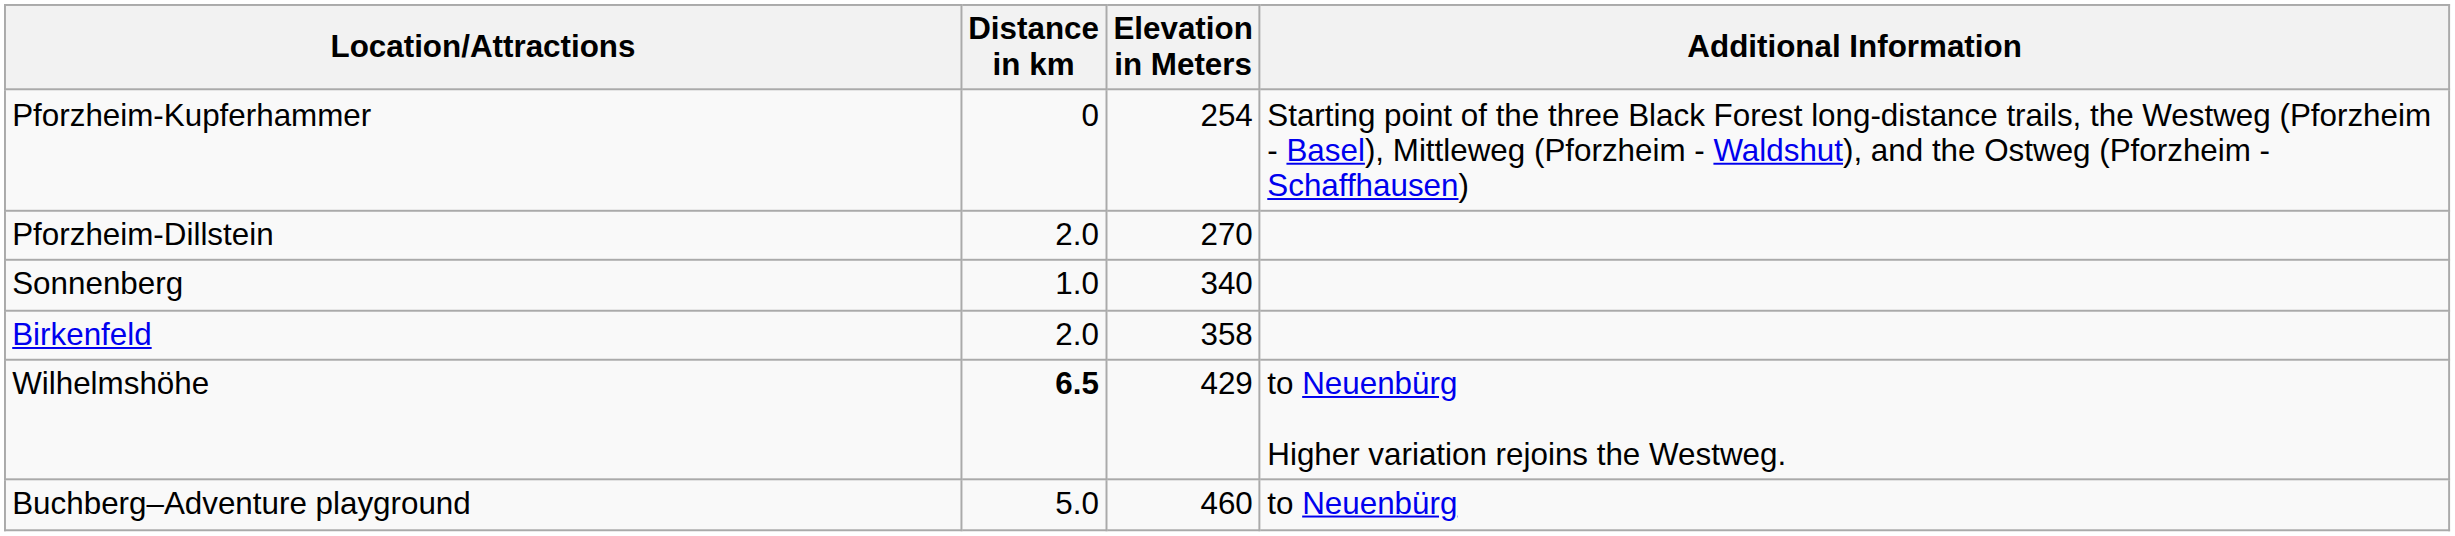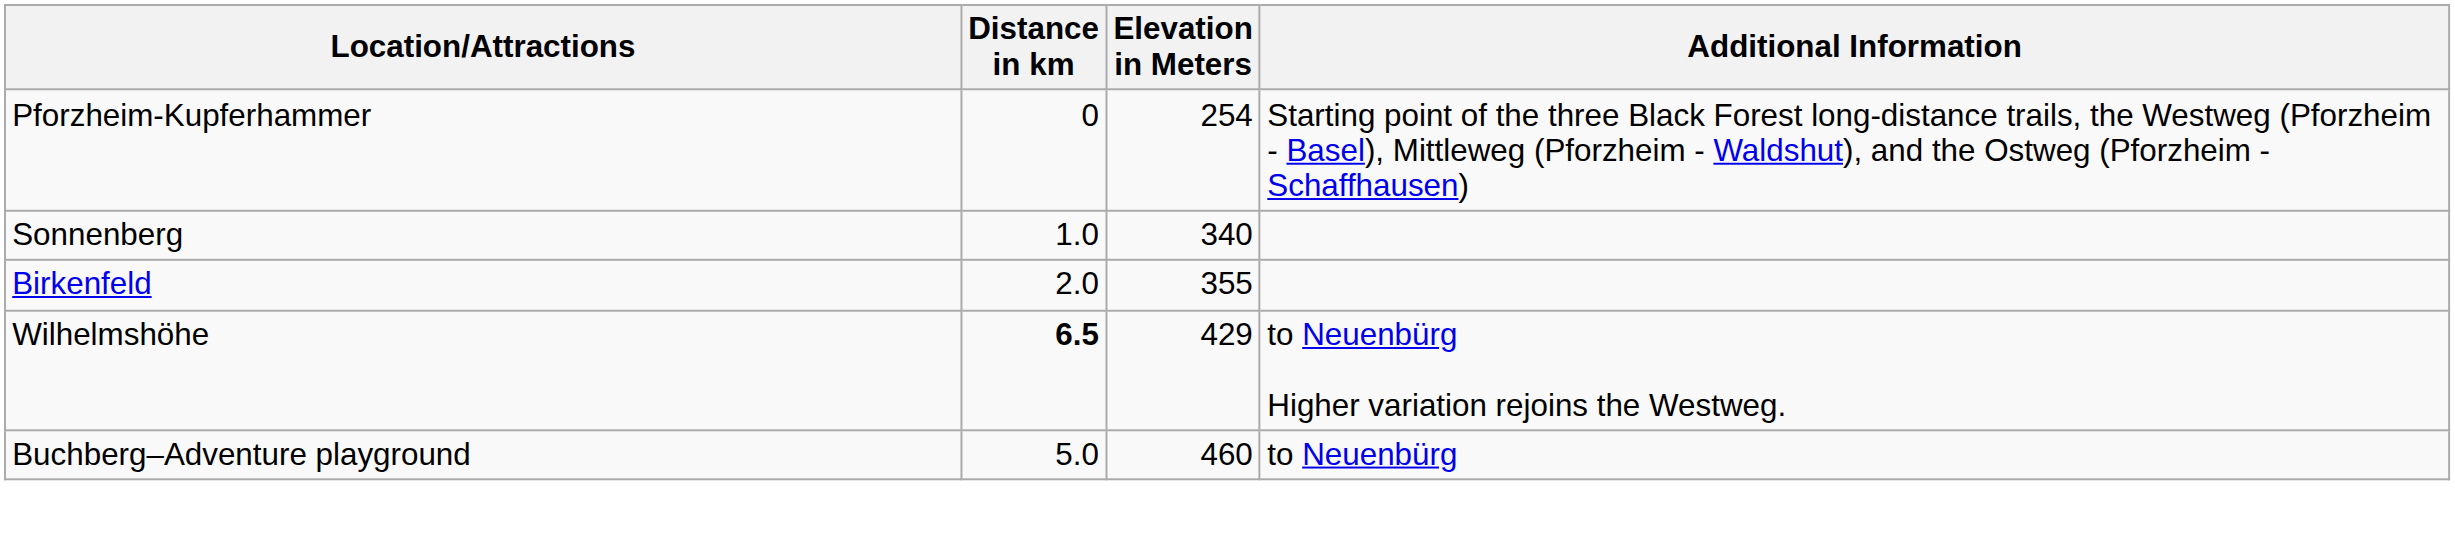- row: (143, 234)
(1227, 334) 358 -> (1227, 284) 355
